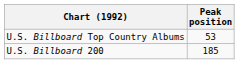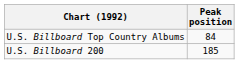(211, 37) 53 -> (211, 37) 84
